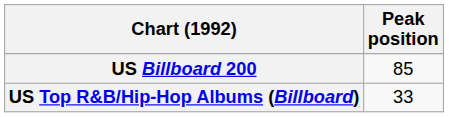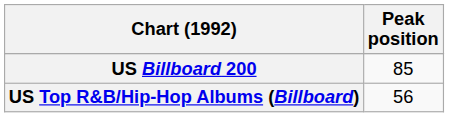(403, 97) 33 -> (403, 97) 56
